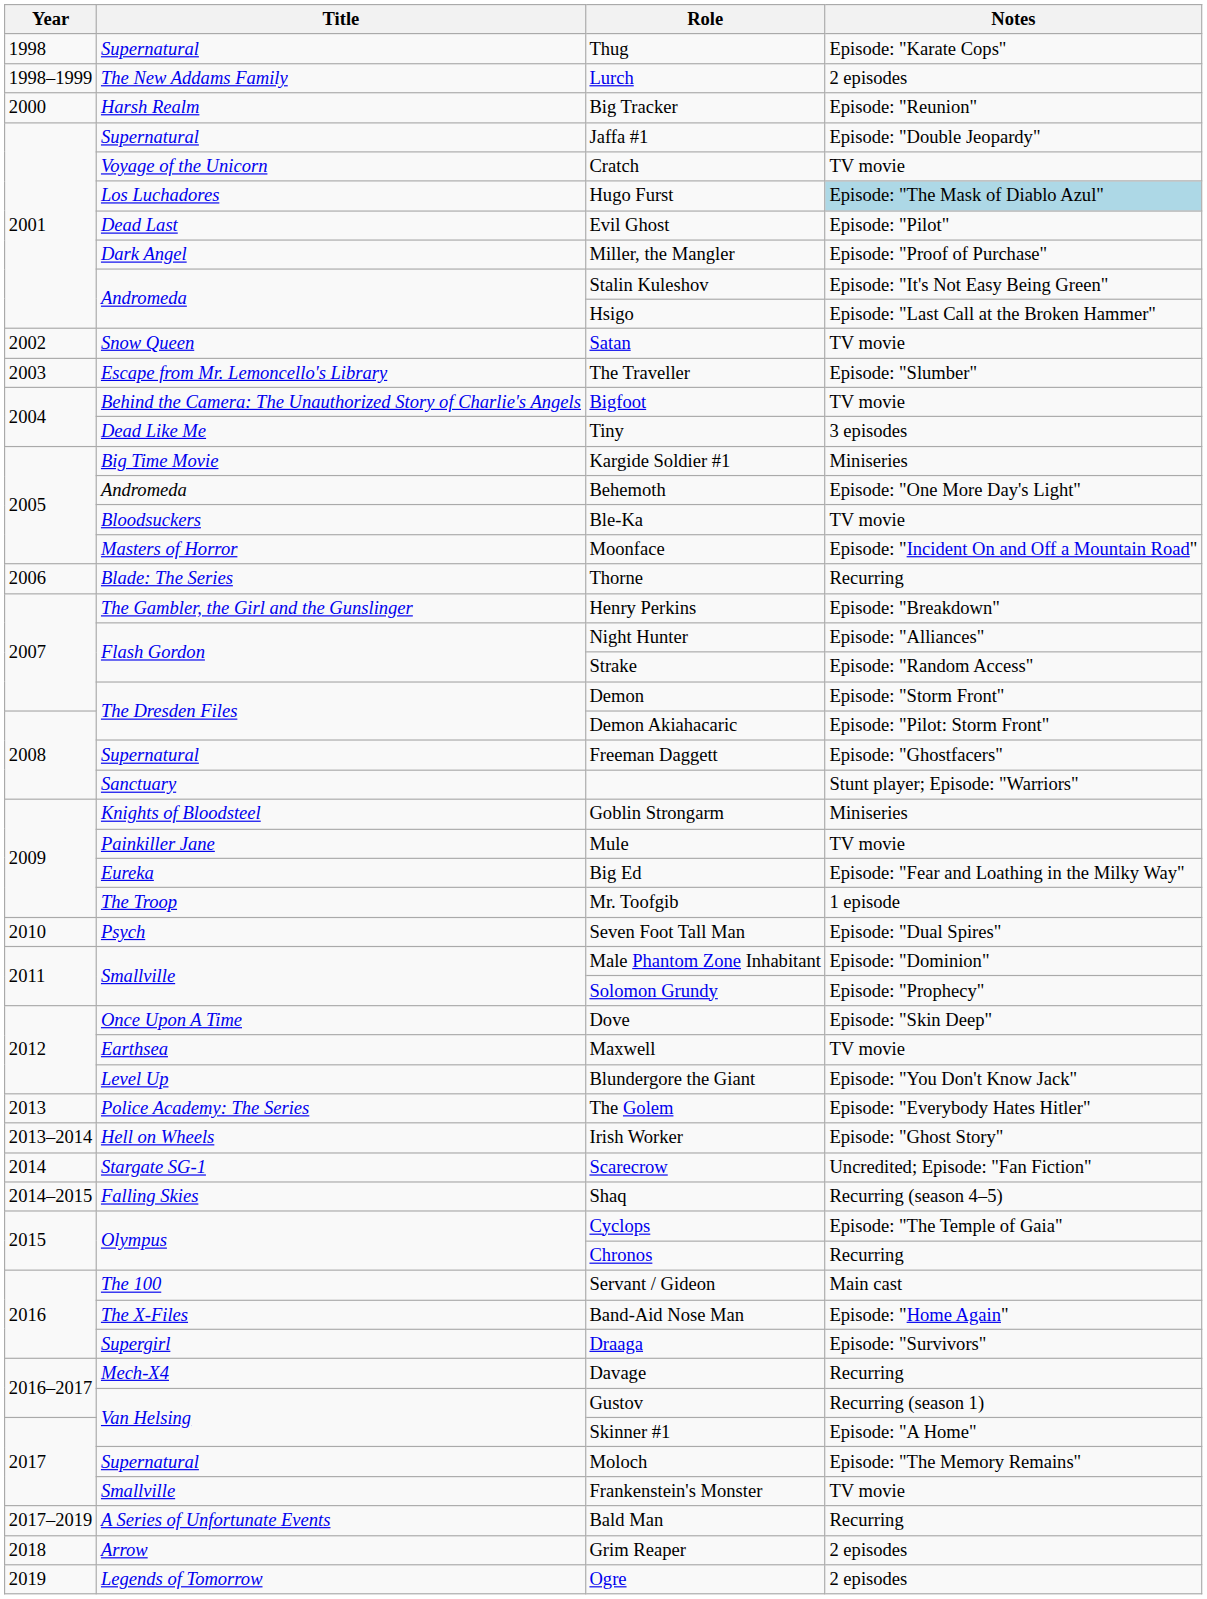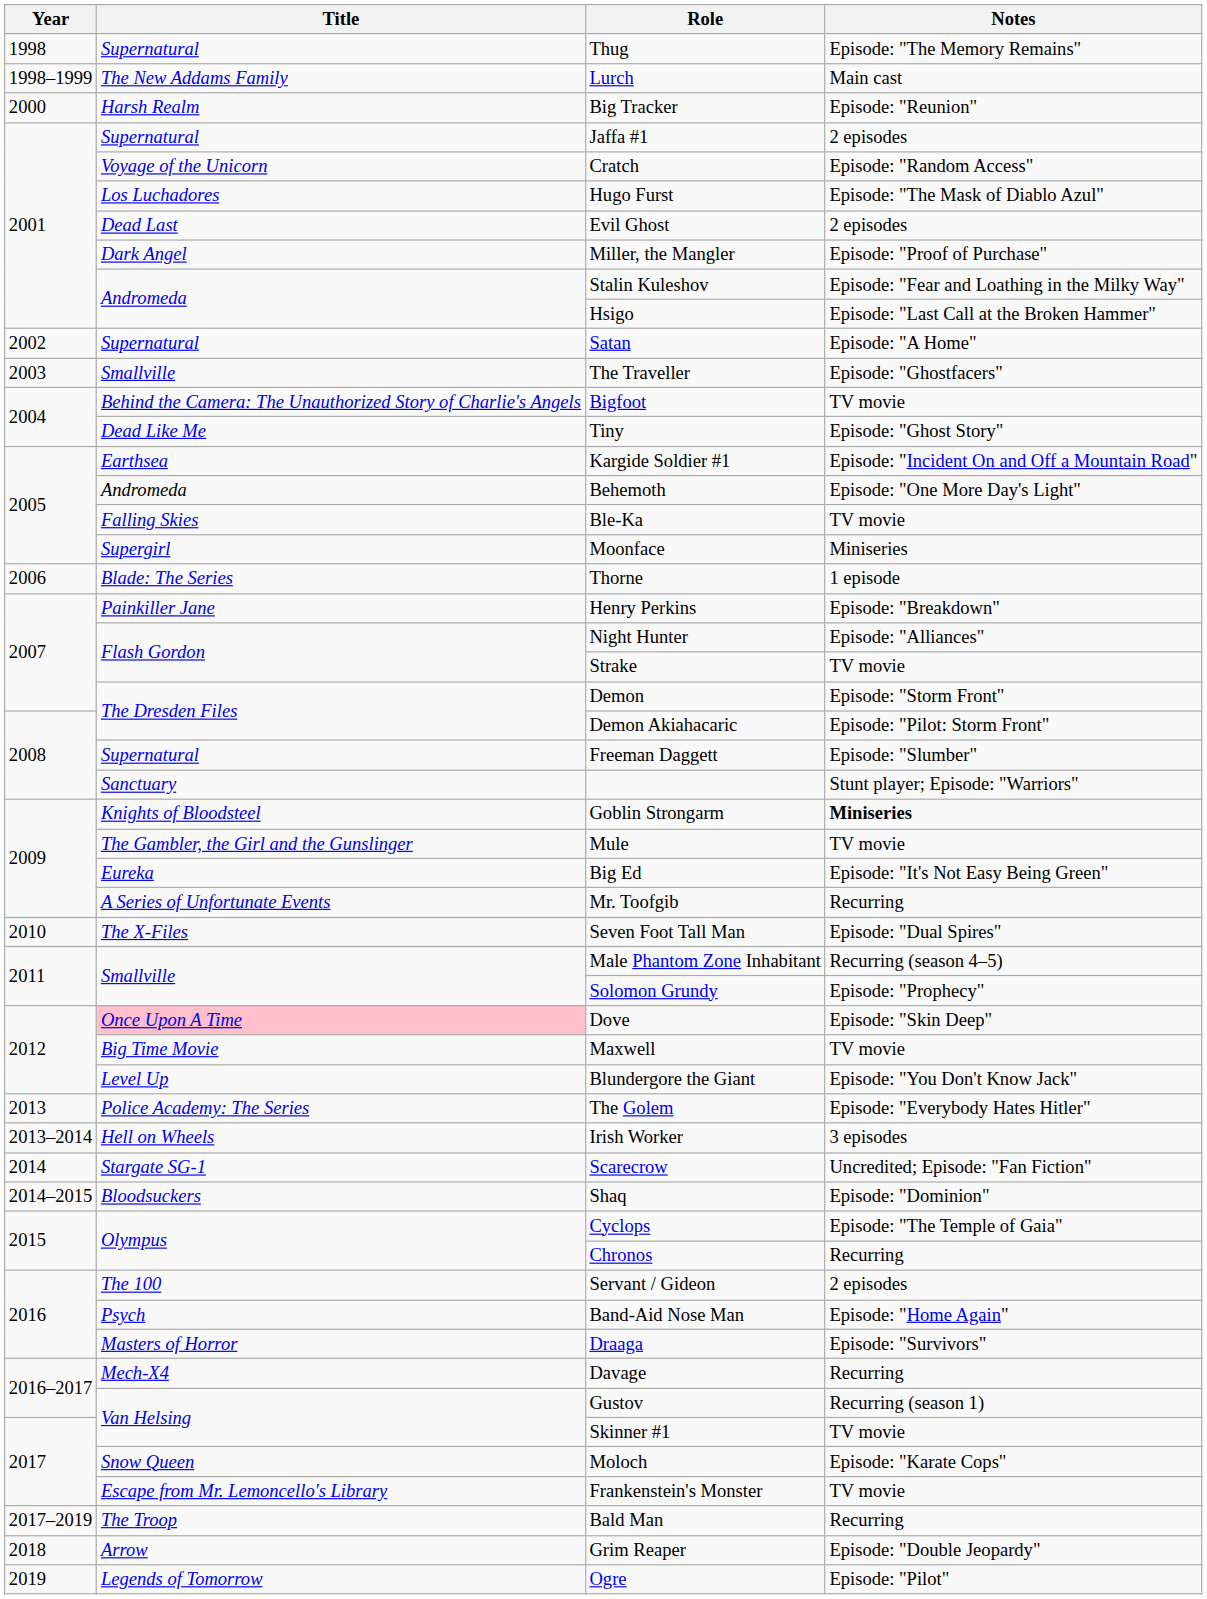(918, 48) Episode: "Karate Cops" -> (955, 48) Episode: "The Memory Remains"
(868, 78) 2 episodes -> (866, 78) Main cast
(935, 136) Episode: "Double Jeopardy" -> (868, 136) 2 episodes
(867, 166) TV movie -> (931, 166) Episode: "Random Access"
(967, 195) lightblue background -> (967, 195) no background
(889, 225) Episode: "Pilot" -> (868, 225) 2 episodes
(969, 284) Episode: "It's Not Easy Being Green" -> (1007, 284) Episode: "Fear and Loathing in the Milky Way"
(148, 343) Snow Queen -> (150, 343) Supernatural
(867, 343) TV movie -> (903, 343) Episode: "A Home"
(244, 372) Escape from Mr. Lemoncello's Library -> (138, 372) Smallville
(903, 372) Episode: "Slumber" -> (916, 372) Episode: "Ghostfacers"
(868, 431) 3 episodes -> (916, 431) Episode: "Ghost Story"
(160, 460) Big Time Movie -> (134, 460) Earthsea
(869, 460) Miniseries -> (1013, 460) Episode: "Incident On and Off a Mountain Road"
(151, 519) Bloodsuckers -> (150, 519) Falling Skies
(169, 549) Masters of Horror -> (136, 549) Supergirl
(1013, 549) Episode: "Incident On and Off a Mountain Road" -> (869, 549) Miniseries
(867, 578) Recurring -> (865, 578) 1 episode
(257, 607) The Gambler, the Girl and the Gunslinger -> (158, 607) Painkiller Jane
(931, 666) Episode: "Random Access" -> (867, 666) TV movie
(916, 755) Episode: "Ghostfacers" -> (903, 755) Episode: "Slumber"
(869, 813) normal -> (871, 813) bold
(158, 843) Painkiller Jane -> (257, 843) The Gambler, the Girl and the Gunslinger
(1007, 872) Episode: "Fear and Loathing in the Milky Way" -> (969, 872) Episode: "It's Not Easy Being Green"
(139, 902) The Troop -> (216, 902) A Series of Unfortunate Events
(865, 902) 1 episode -> (867, 902) Recurring
(123, 931) Psych -> (144, 931) The X-Files
(909, 961) Episode: "Dominion" -> (916, 961) Recurring (season 4–5)
(171, 1020) no background -> (171, 1020) pink background
(134, 1049) Earthsea -> (160, 1049) Big Time Movie
(916, 1137) Episode: "Ghost Story" -> (868, 1137) 3 episodes
(150, 1196) Falling Skies -> (151, 1196) Bloodsuckers
(916, 1196) Recurring (season 4–5) -> (909, 1196) Episode: "Dominion"
(866, 1284) Main cast -> (868, 1284) 2 episodes
(144, 1314) The X-Files -> (123, 1314) Psych
(136, 1343) Supergirl -> (169, 1343) Masters of Horror
(903, 1432) Episode: "A Home" -> (867, 1432) TV movie
(150, 1461) Supernatural -> (148, 1461) Snow Queen
(955, 1461) Episode: "The Memory Remains" -> (918, 1461) Episode: "Karate Cops"
(138, 1490) Smallville -> (244, 1490) Escape from Mr. Lemoncello's Library
(216, 1520) A Series of Unfortunate Events -> (139, 1520) The Troop
(868, 1549) 2 episodes -> (935, 1549) Episode: "Double Jeopardy"
(868, 1579) 2 episodes -> (889, 1579) Episode: "Pilot"
